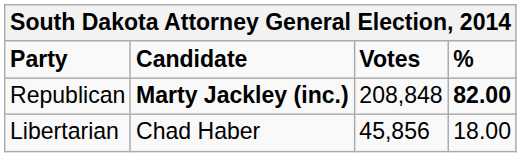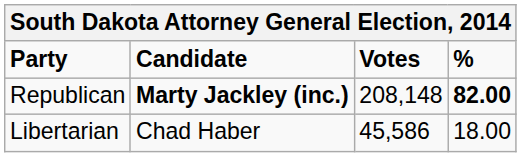(401, 95) 208,848 -> (401, 95) 208,148
(395, 132) 45,856 -> (395, 132) 45,586
